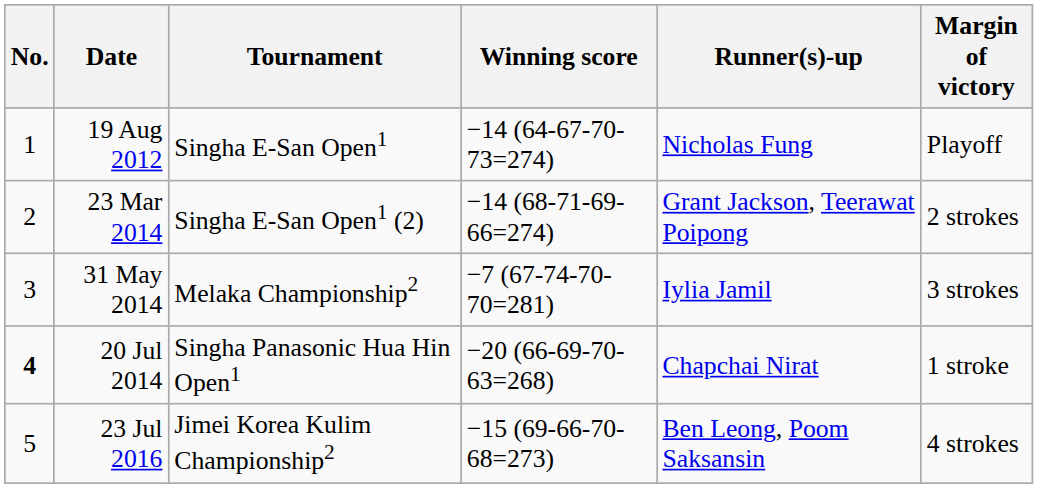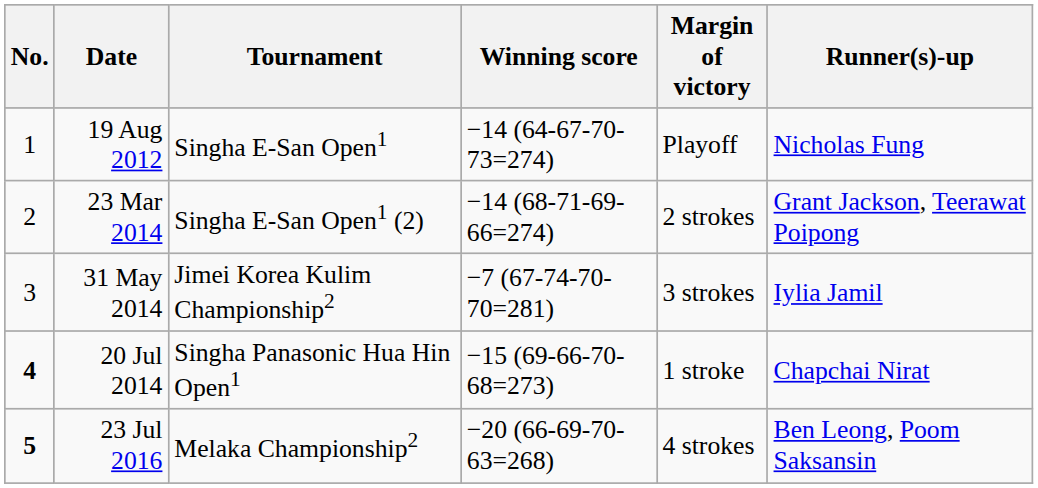columns swapped: (976, 56) <-> (789, 56)
(296, 289) Melaka Championship2 -> (273, 292) Jimei Korea Kulim Championship2
(546, 365) −20 (66-69-70-63=268) -> (546, 370) −15 (69-66-70-68=273)
(30, 443) normal -> (30, 445) bold
(273, 443) Jimei Korea Kulim Championship2 -> (296, 445) Melaka Championship2
(546, 443) −15 (69-66-70-68=273) -> (546, 445) −20 (66-69-70-63=268)
